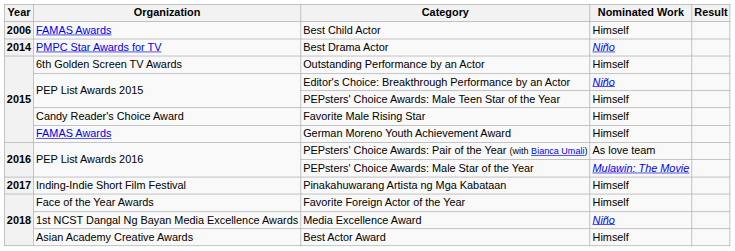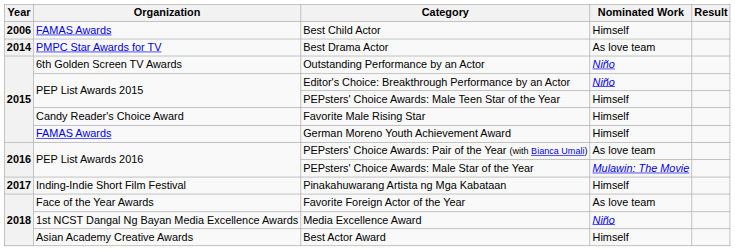(604, 47) Niño -> (624, 47) As love team
(611, 64) Himself -> (604, 64) Niño
(611, 202) Himself -> (624, 202) As love team
